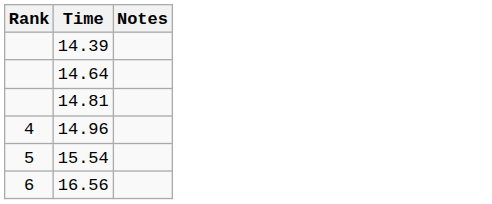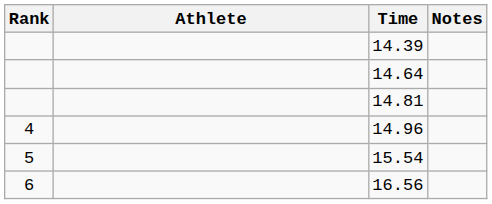+ column: (211, 19)
